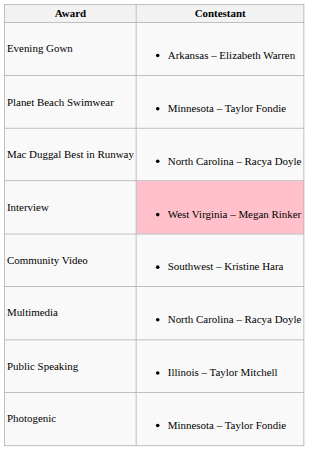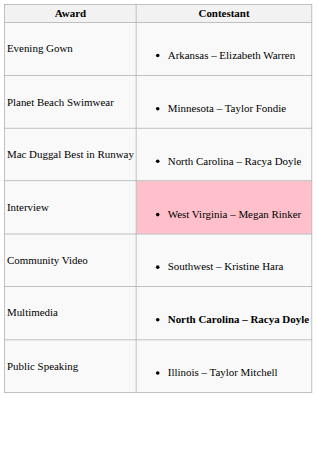(220, 320) normal -> (224, 320) bold
- row: (32, 419)
